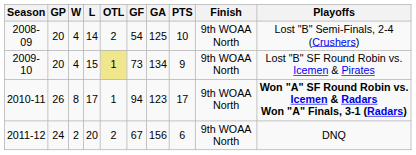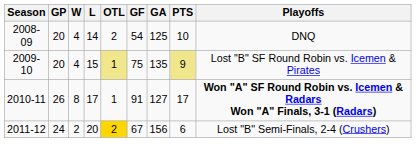- column: (226, 13)
(334, 36) Lost "B" Semi-Finals, 2-4 (Crushers) -> (303, 36) DNQ
(137, 65) 73 -> (137, 65) 75
(158, 65) 134 -> (158, 65) 135
(182, 65) no background -> (183, 65) khaki background
(137, 100) 94 -> (137, 100) 91
(158, 100) 123 -> (158, 100) 127
(114, 135) no background -> (114, 129) gold background
(334, 135) DNQ -> (303, 129) Lost "B" Semi-Finals, 2-4 (Crushers)
